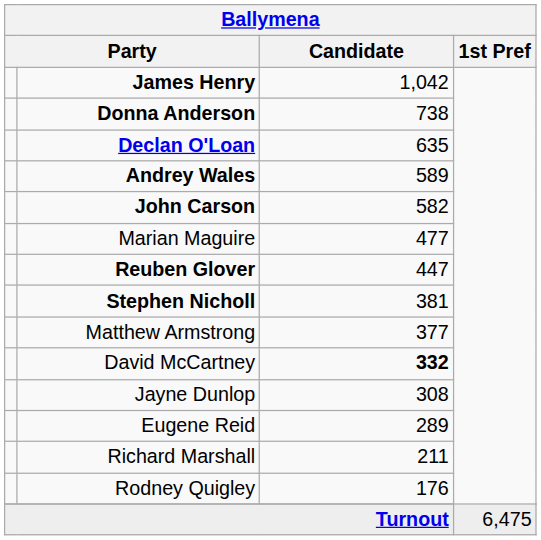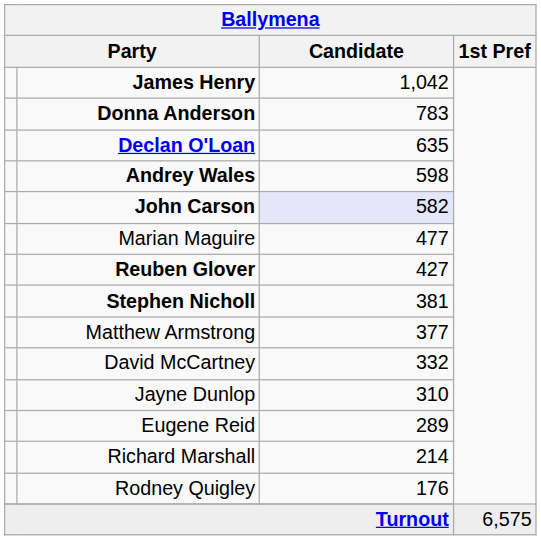(432, 113) 738 -> (432, 113) 783
(432, 176) 589 -> (432, 176) 598
(432, 207) no background -> (432, 207) lavender background
(432, 269) 447 -> (432, 269) 427
(432, 363) bold -> (432, 363) normal
(432, 394) 308 -> (432, 394) 310
(433, 457) 211 -> (432, 457) 214
(507, 519) 6,475 -> (507, 519) 6,575
